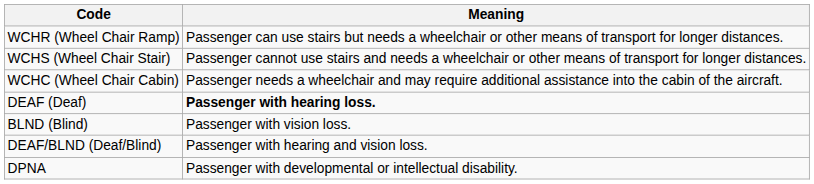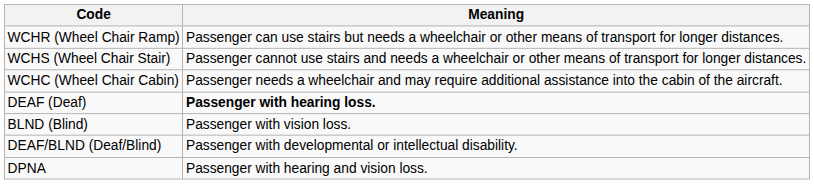(307, 146) Passenger with hearing and vision loss. -> (352, 146) Passenger with developmental or intellectual disability.
(352, 168) Passenger with developmental or intellectual disability. -> (307, 168) Passenger with hearing and vision loss.
